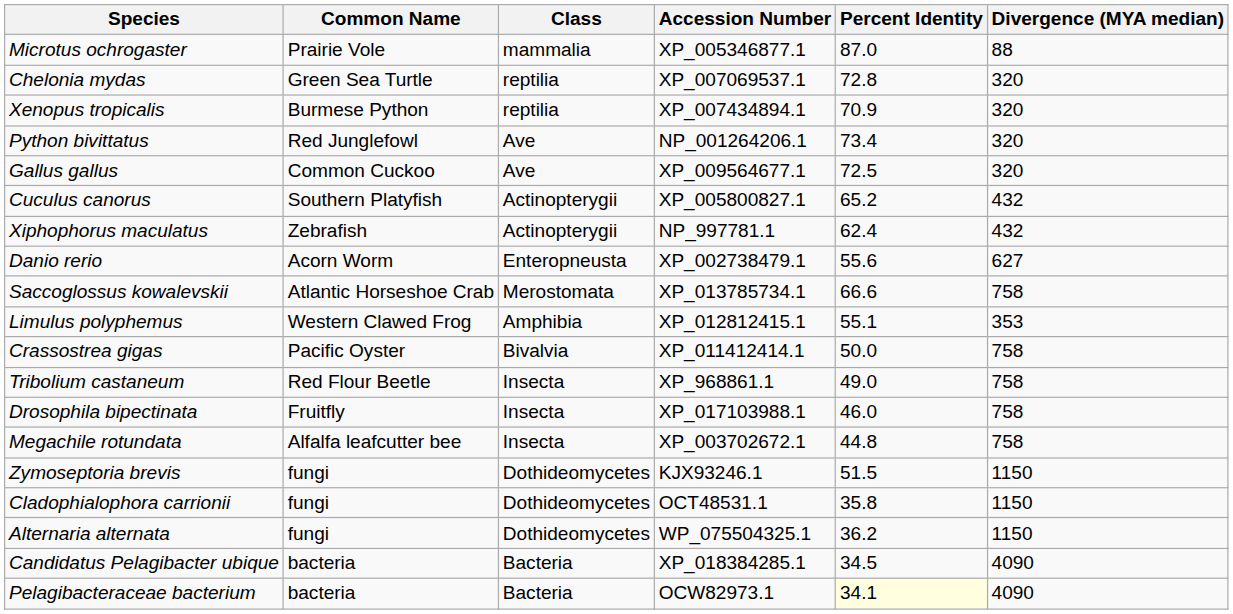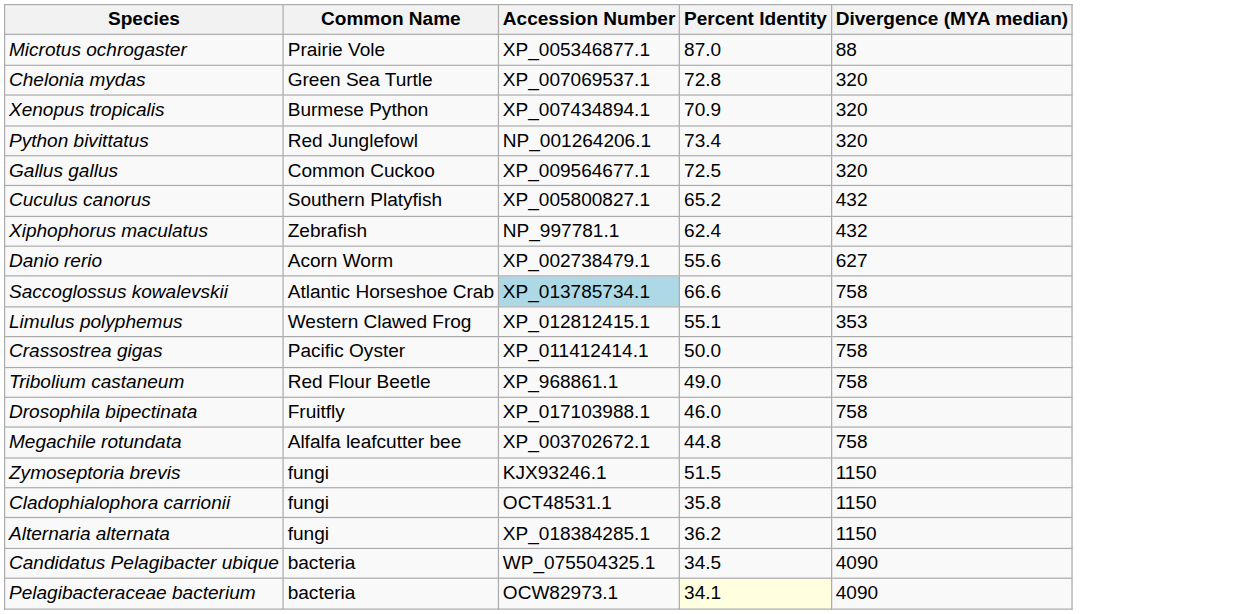- column: (576, 19)
(732, 291) no background -> (576, 291) lightblue background
(735, 532) WP_075504325.1 -> (576, 532) XP_018384285.1
(732, 563) XP_018384285.1 -> (579, 563) WP_075504325.1
